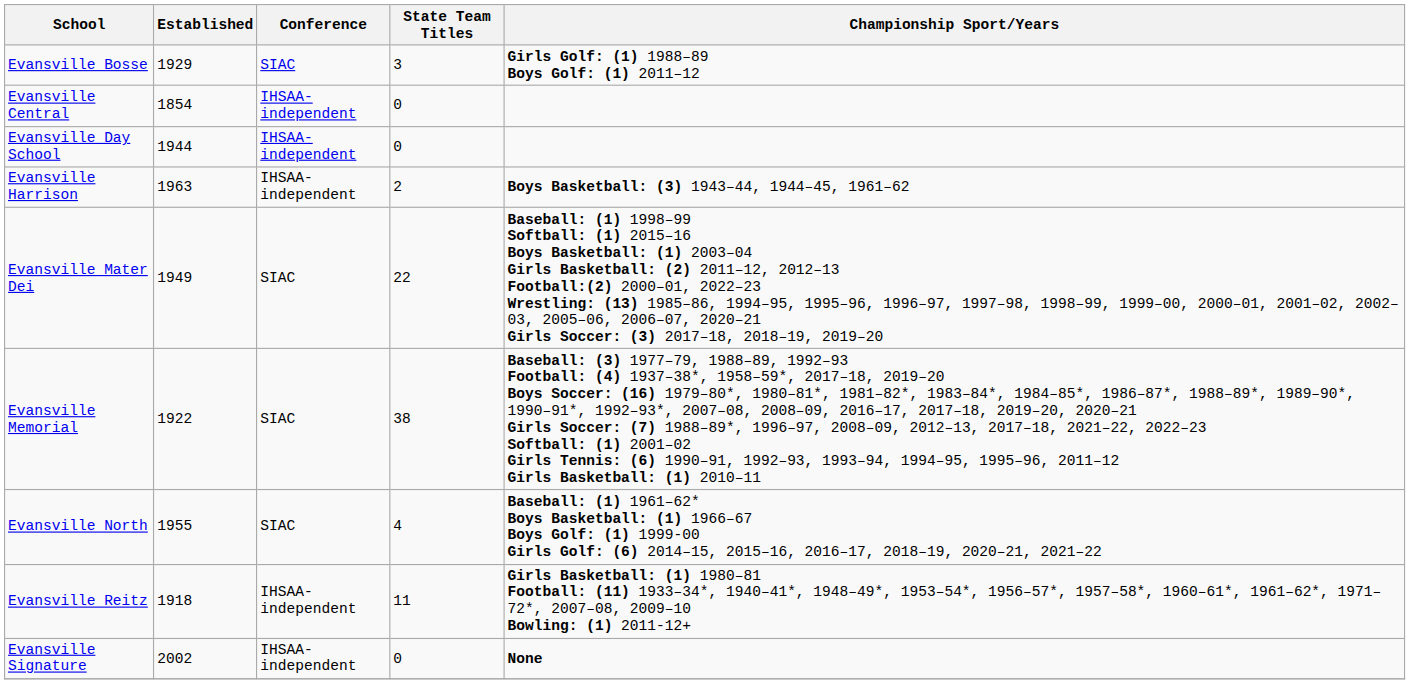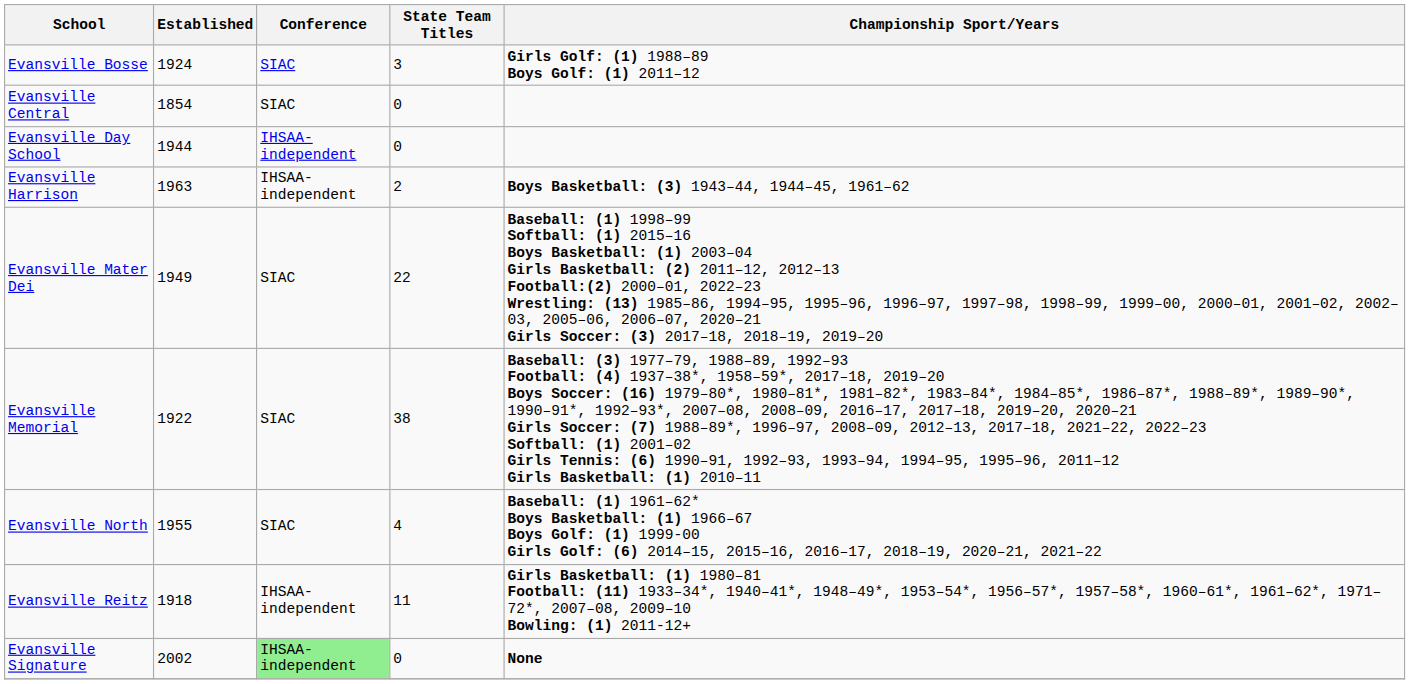(175, 65) 1929 -> (175, 65) 1924
(308, 106) IHSAA-independent -> (278, 106) SIAC
(308, 658) no background -> (308, 658) lightgreen background
